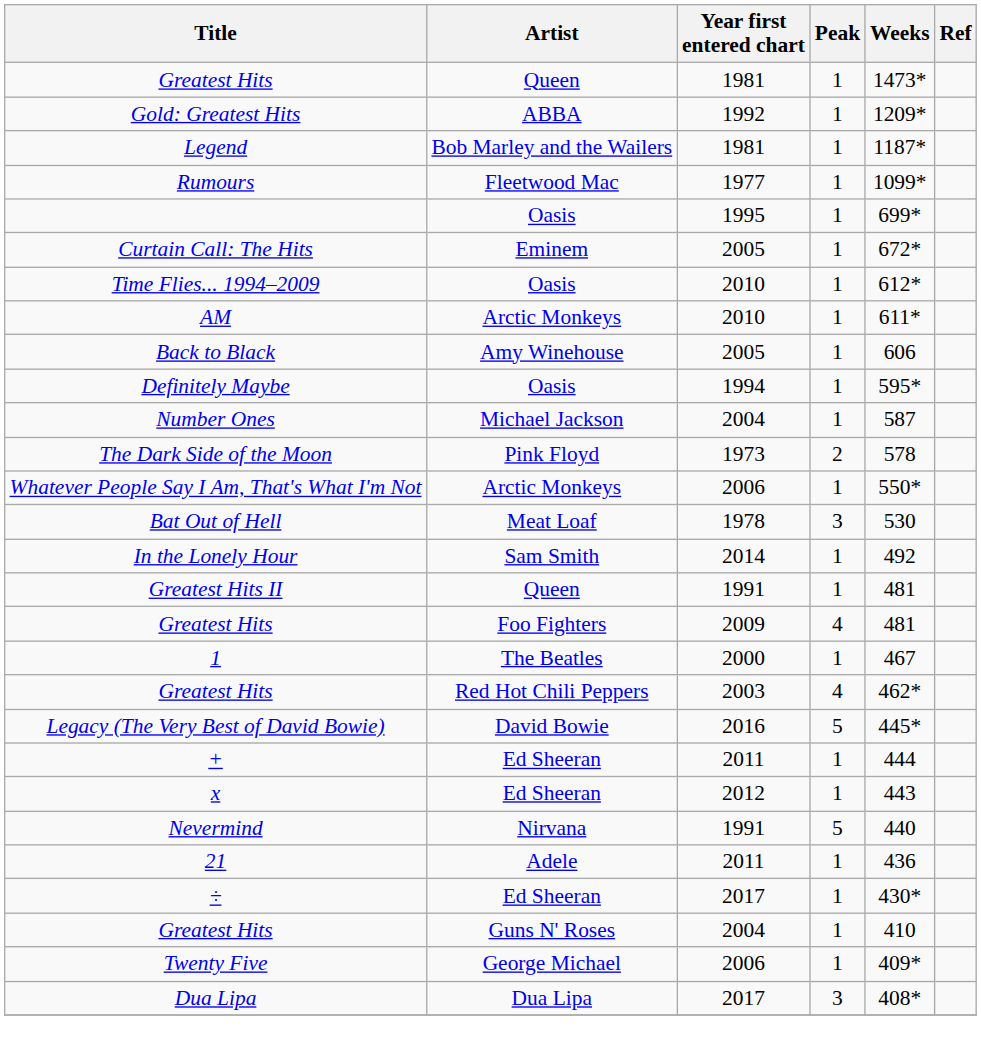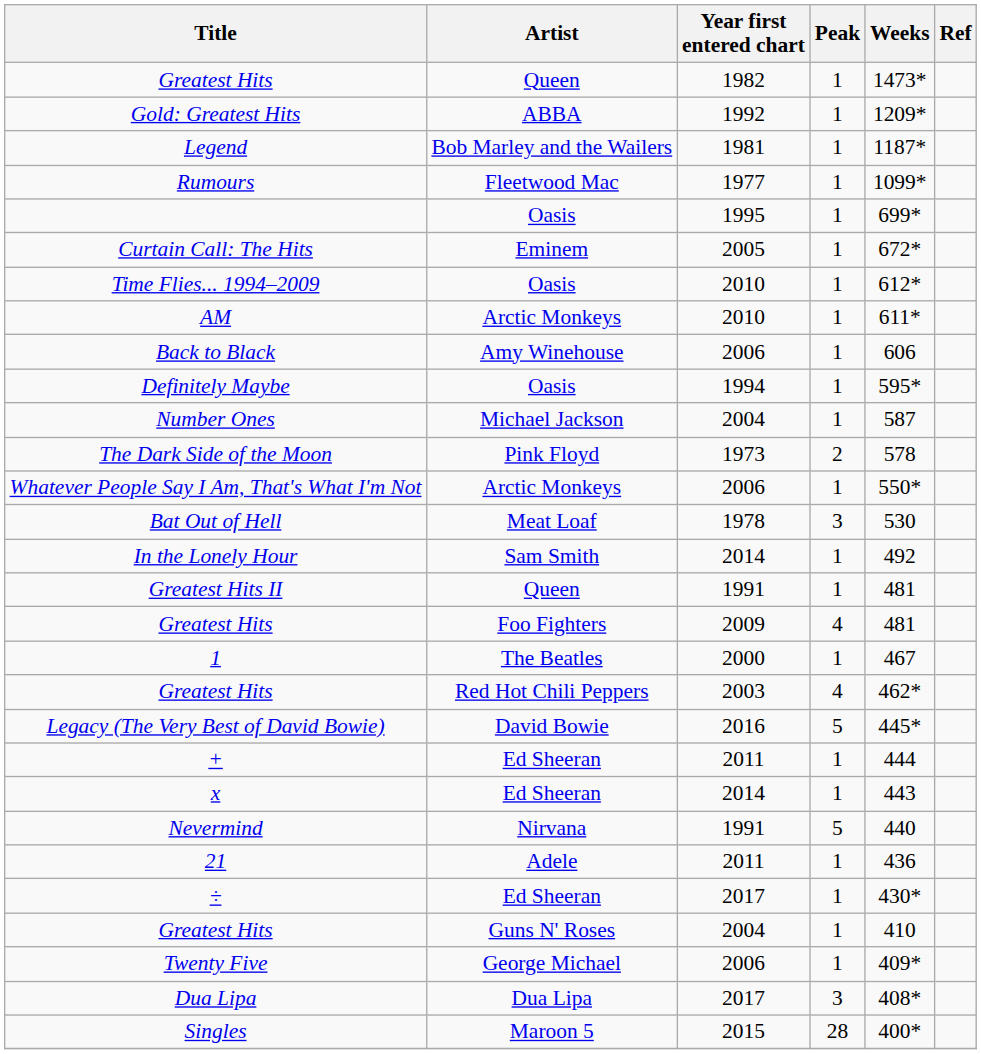(743, 79) 1981 -> (743, 79) 1982
(743, 351) 2005 -> (743, 351) 2006
(743, 793) 2012 -> (743, 793) 2014
+ row: (216, 1031)
